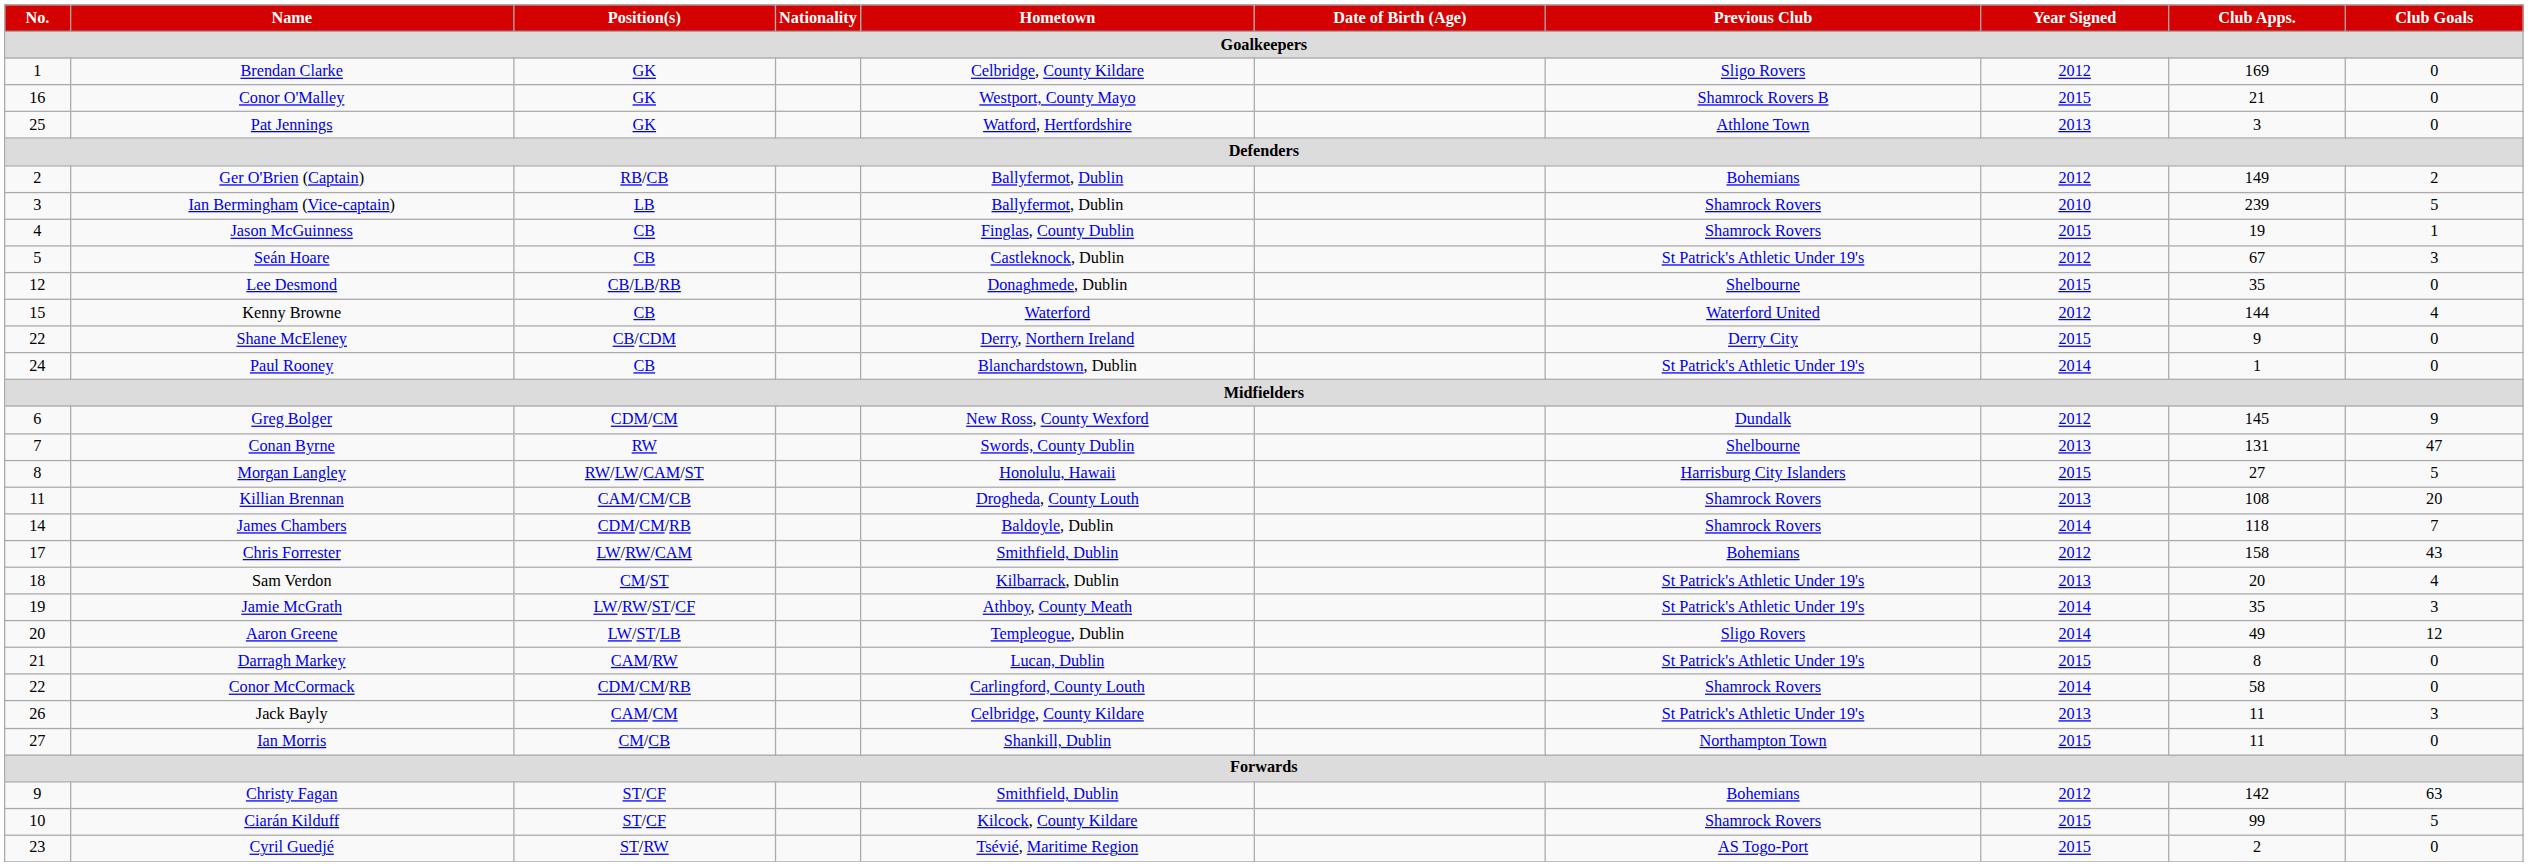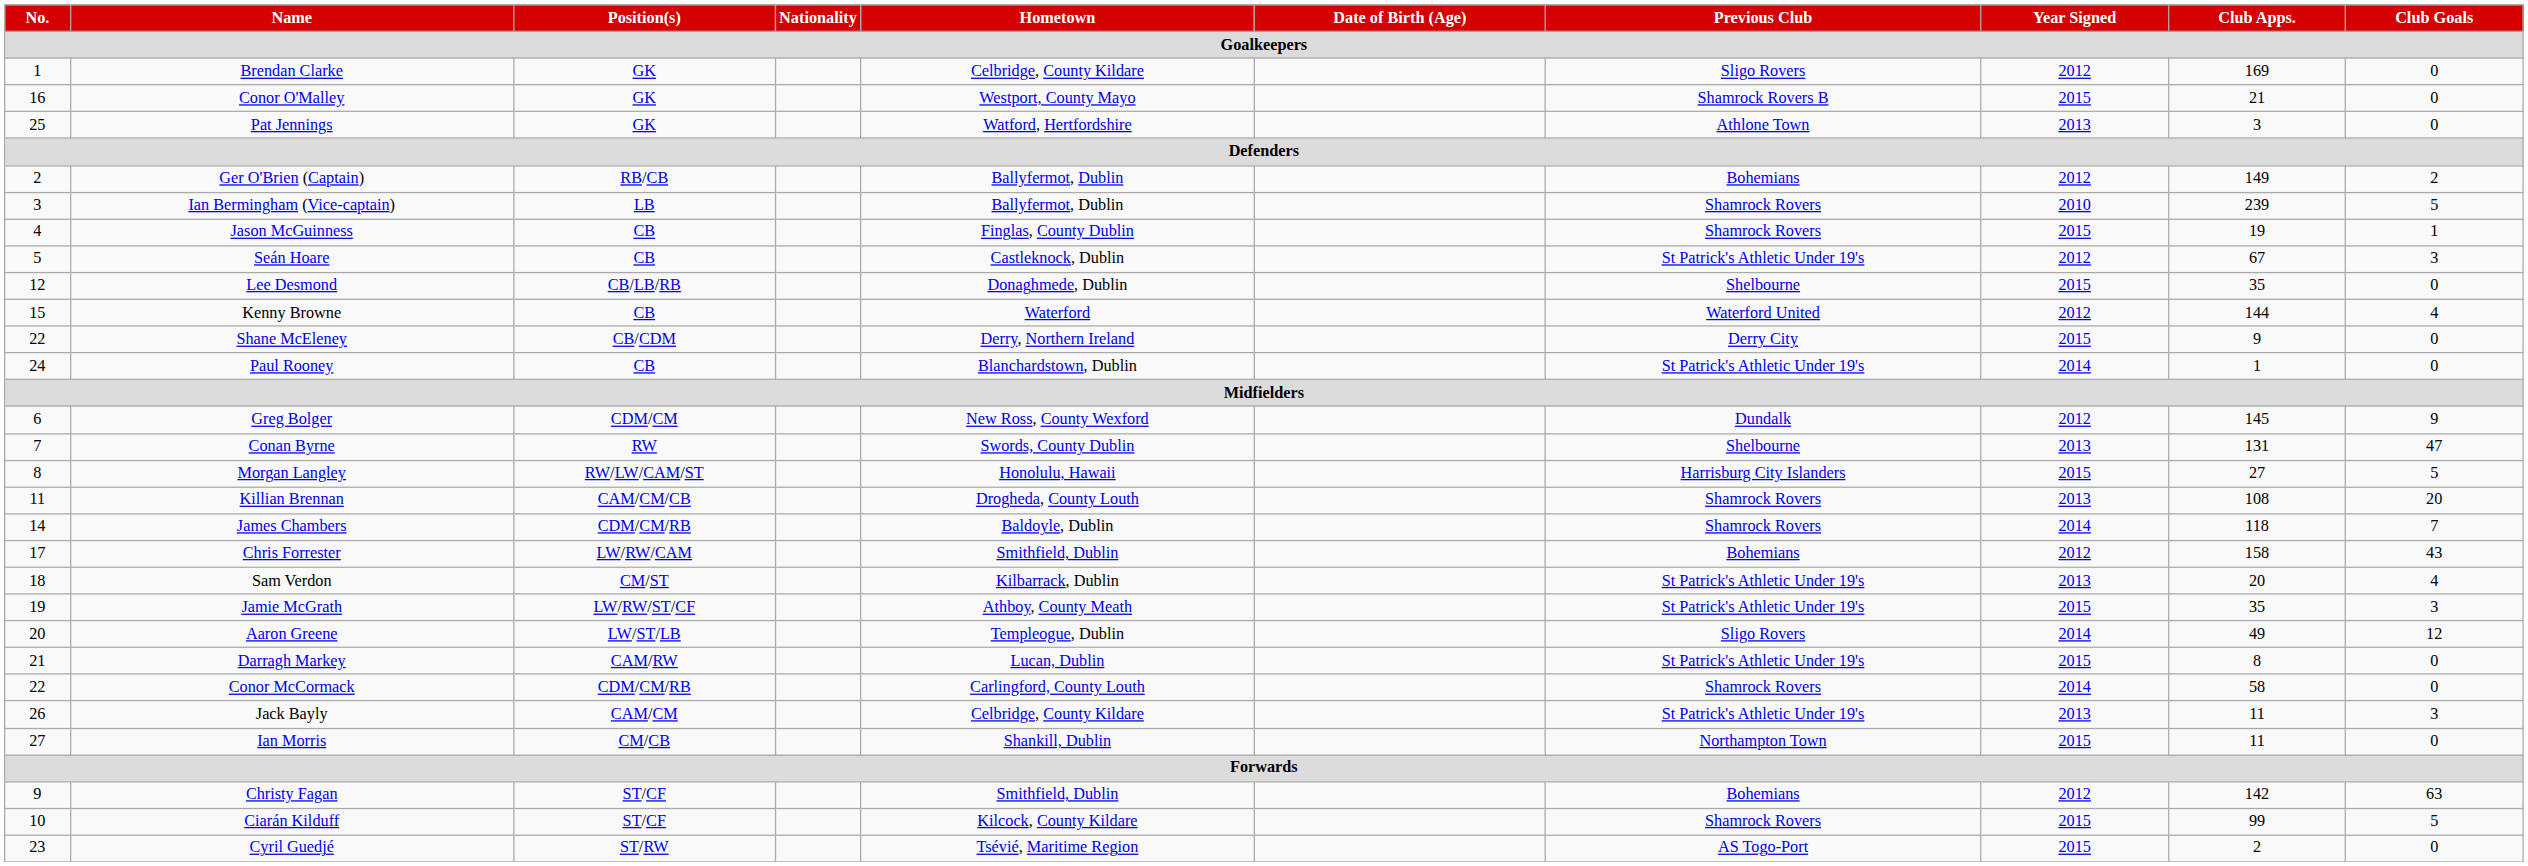(2075, 607) 2014 -> (2075, 607) 2015
